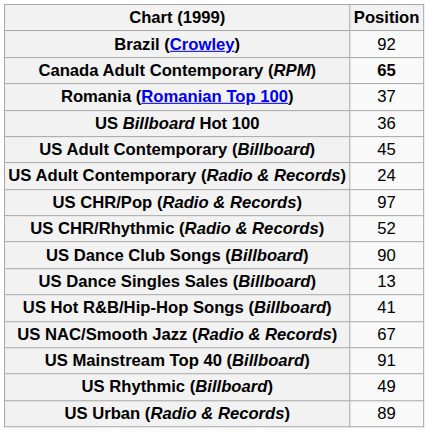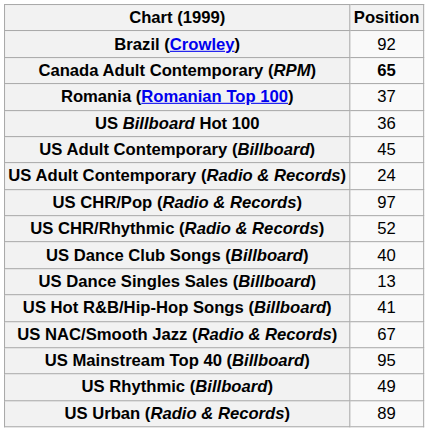(387, 255) 90 -> (387, 255) 40
(387, 360) 91 -> (387, 360) 95
